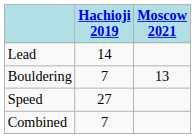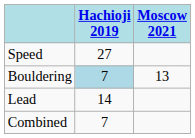rows swapped: (22, 54) <-> (25, 99)
(104, 76) no background -> (104, 76) lightblue background
